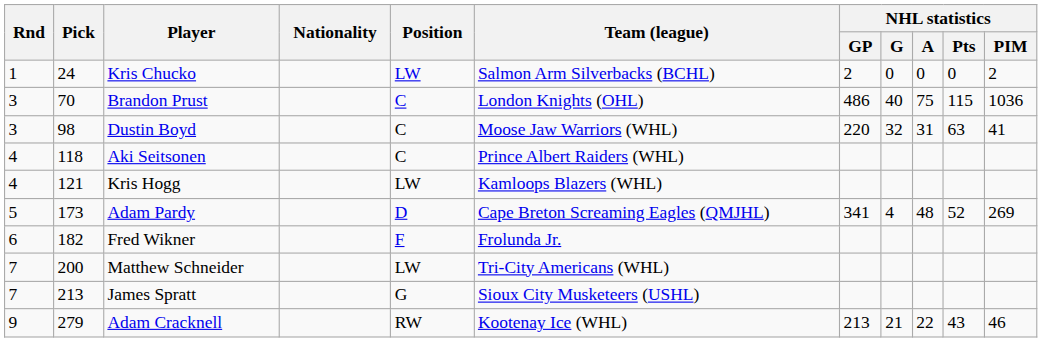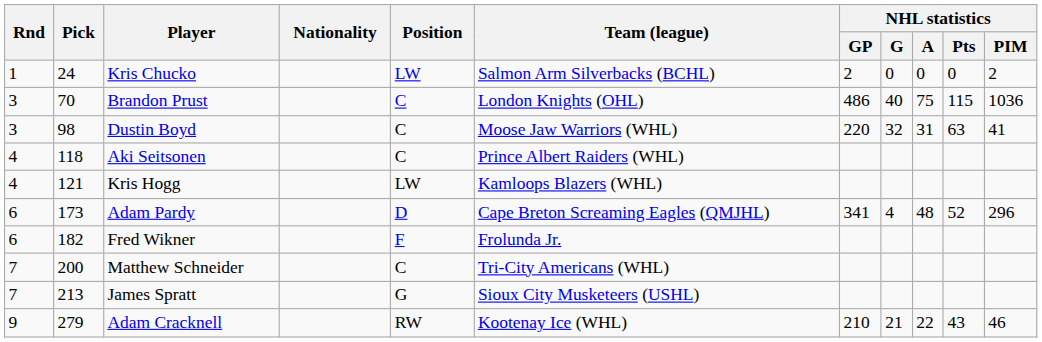(13, 211) 5 -> (13, 211) 6
(1001, 211) 269 -> (1001, 211) 296
(408, 267) LW -> (401, 267) C
(857, 322) 213 -> (857, 322) 210
